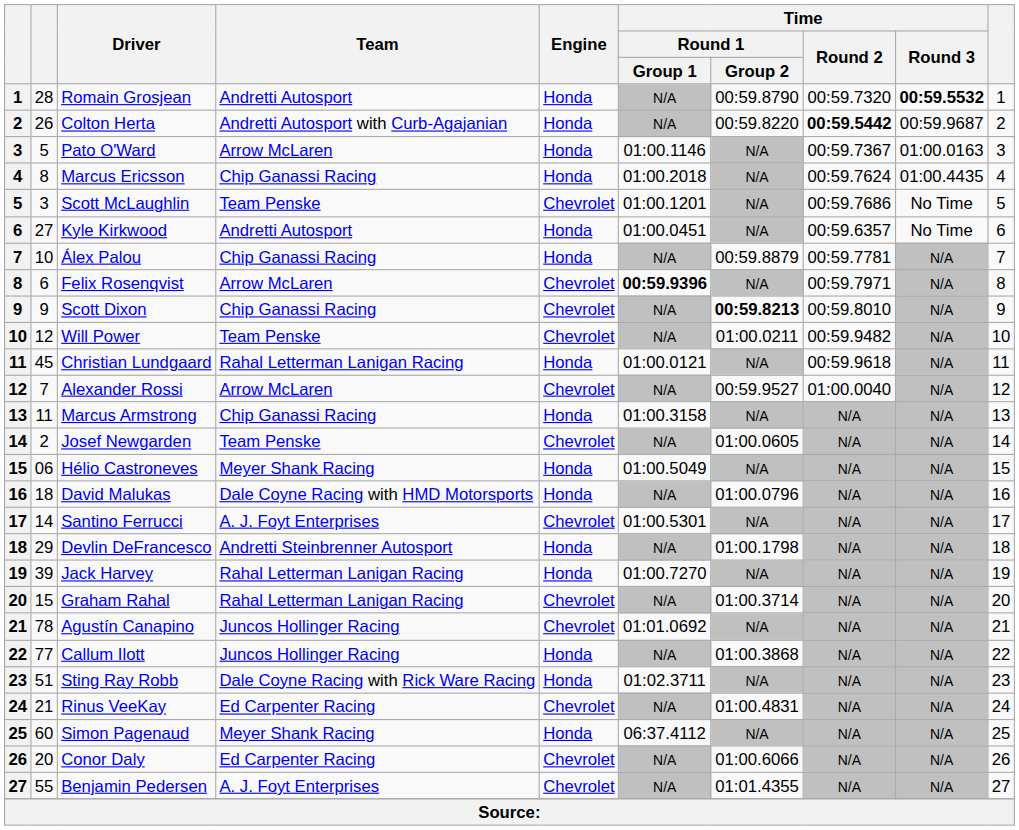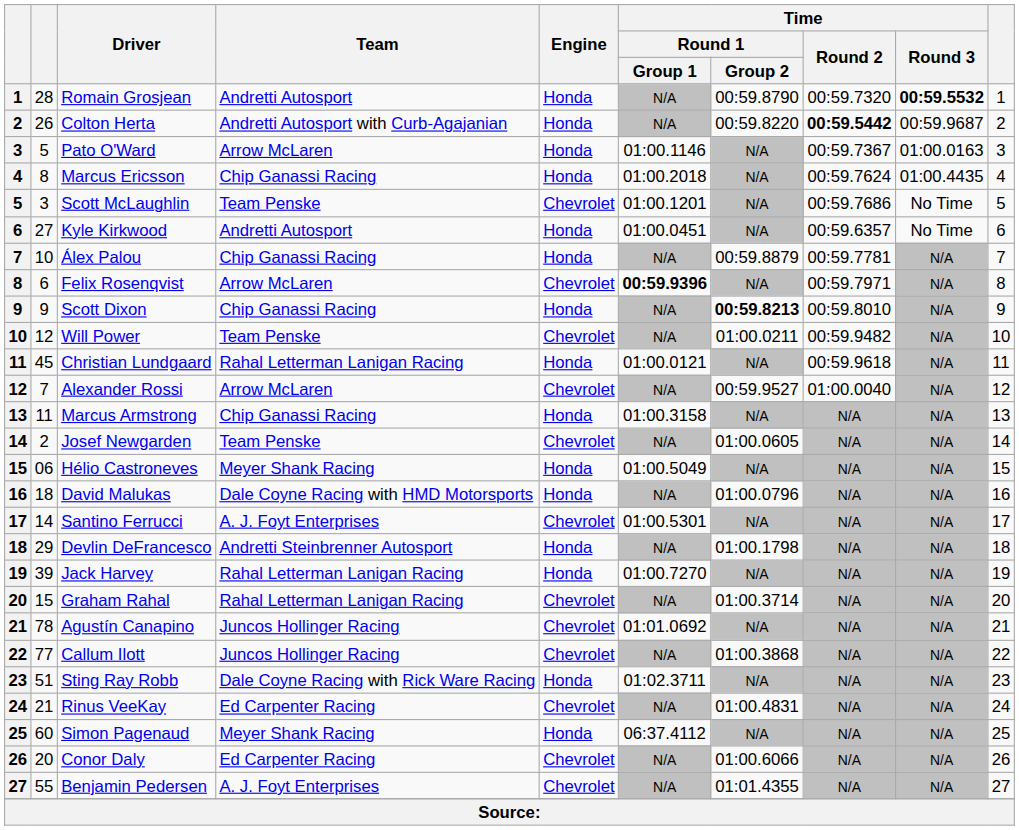(579, 309) Chevrolet -> (568, 309) Honda
(568, 653) Honda -> (579, 653) Chevrolet
